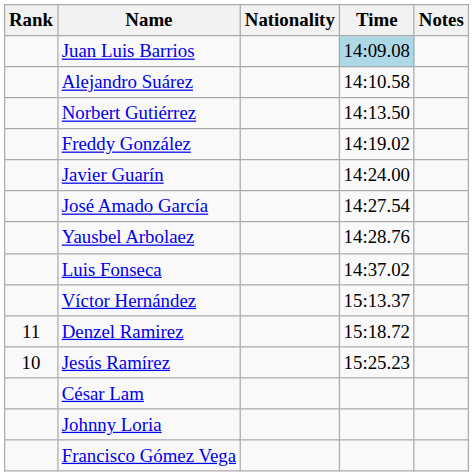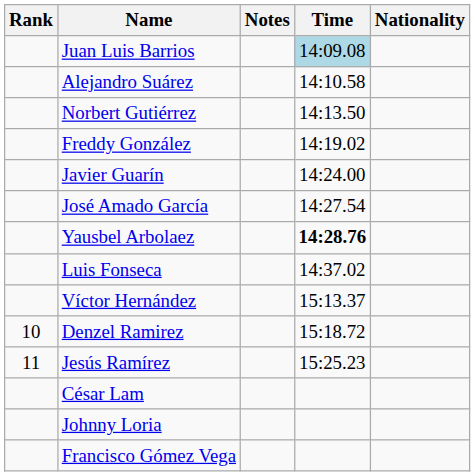columns swapped: (290, 20) <-> (441, 20)
(377, 237) normal -> (332, 237) bold
(31, 331) 11 -> (31, 331) 10
(31, 362) 10 -> (31, 362) 11
